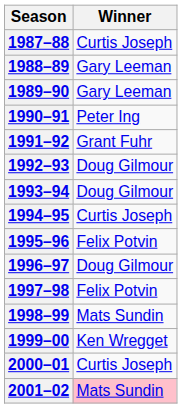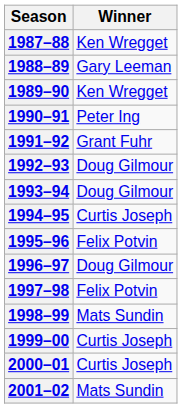(124, 42) Curtis Joseph -> (122, 42) Ken Wregget
(124, 92) Gary Leeman -> (122, 92) Ken Wregget
(122, 340) Ken Wregget -> (124, 340) Curtis Joseph
(120, 390) pink background -> (120, 390) no background
